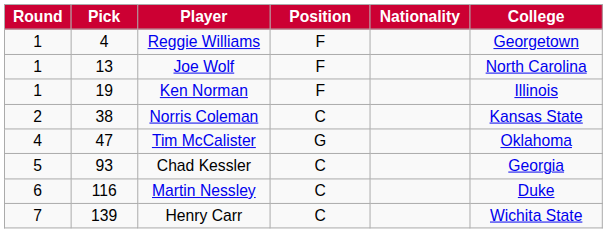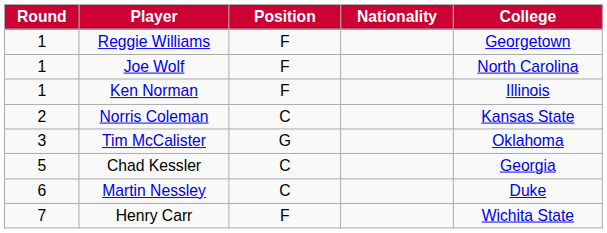- column: (104, 16)
(38, 141) 4 -> (42, 141) 3
(320, 215) C -> (285, 215) F
